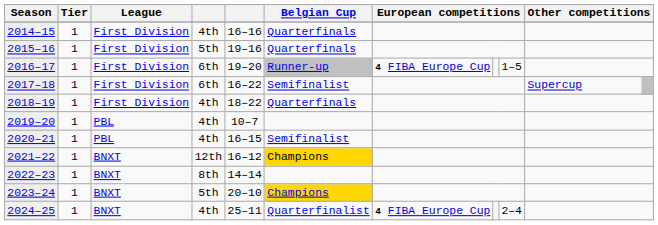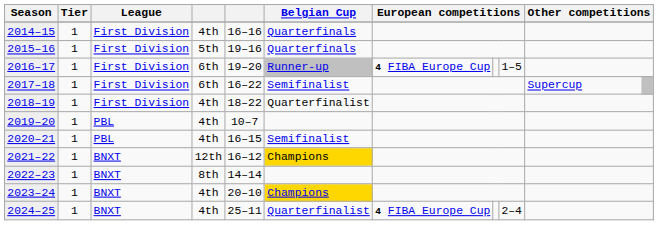(312, 103) Quarterfinals -> (319, 103) Quarterfinalist
(208, 193) 5th -> (208, 193) 4th
